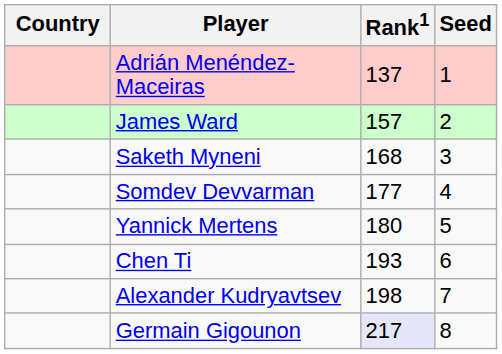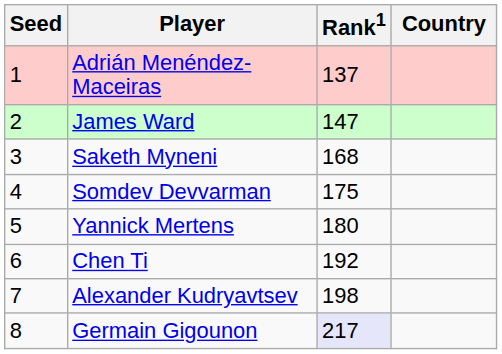columns swapped: (58, 24) <-> (466, 24)
(384, 121) 157 -> (340, 121) 147
(384, 191) 177 -> (340, 191) 175
(384, 261) 193 -> (340, 261) 192
